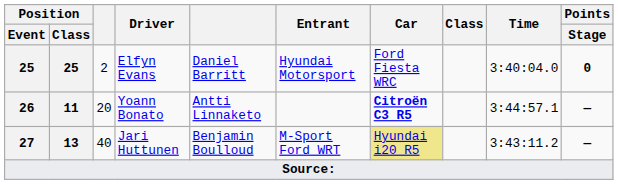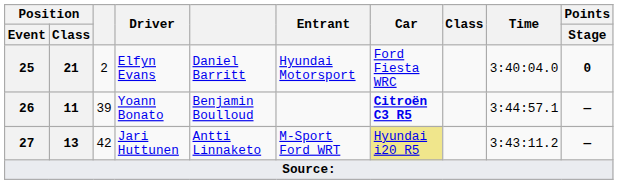(71, 68) 25 -> (71, 68) 21
(104, 109) 20 -> (104, 109) 39
(227, 109) Antti Linnaketo -> (223, 109) Benjamin Boulloud
(104, 143) 40 -> (104, 143) 42
(223, 143) Benjamin Boulloud -> (227, 143) Antti Linnaketo
